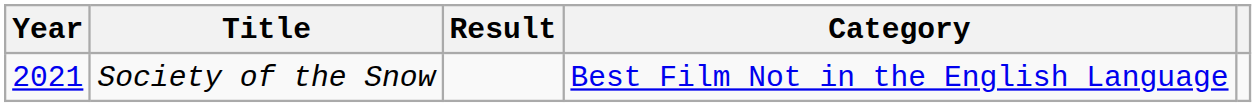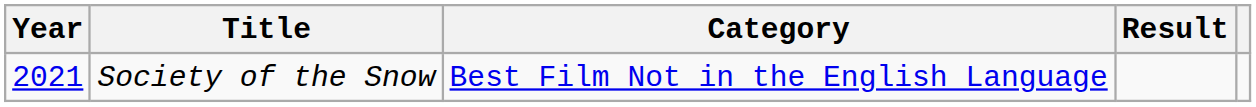columns swapped: (899, 29) <-> (503, 29)
